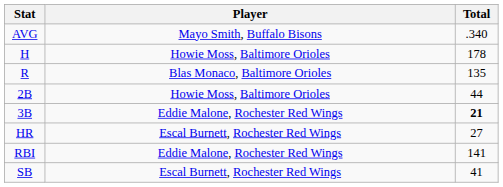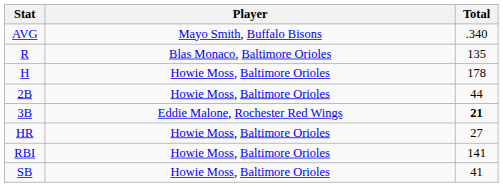rows swapped: (25, 53) <-> (25, 73)
(250, 133) Escal Burnett, Rochester Red Wings -> (250, 133) Howie Moss, Baltimore Orioles
(250, 152) Eddie Malone, Rochester Red Wings -> (250, 152) Howie Moss, Baltimore Orioles
(250, 172) Escal Burnett, Rochester Red Wings -> (250, 172) Howie Moss, Baltimore Orioles
